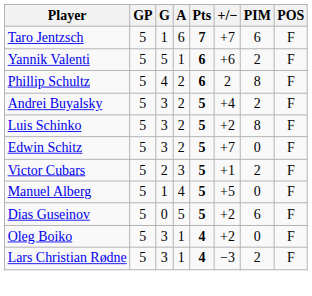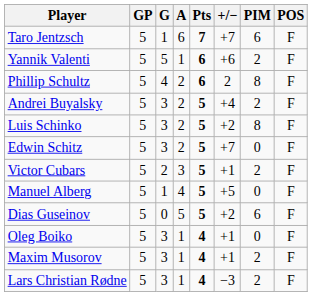(227, 236) +2 -> (227, 236) +1
+ row: (55, 258)
